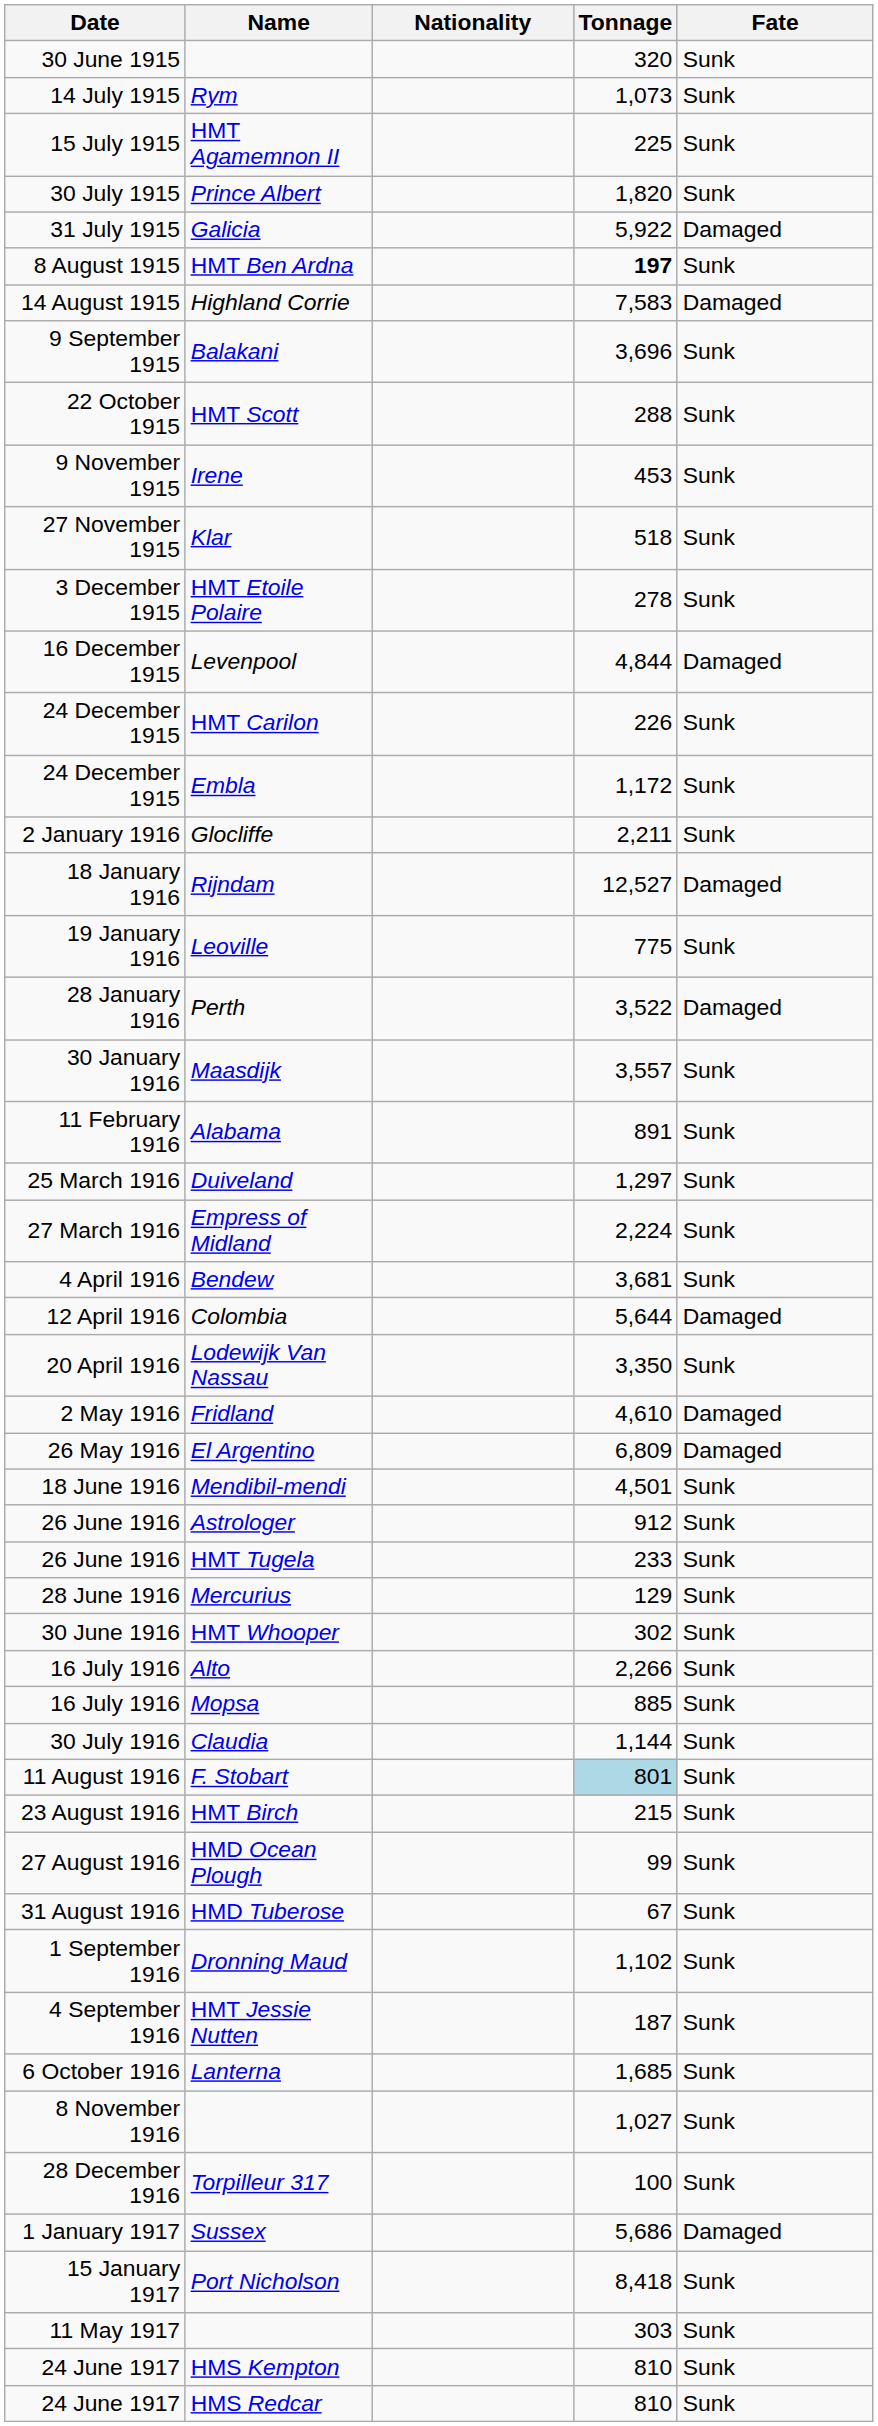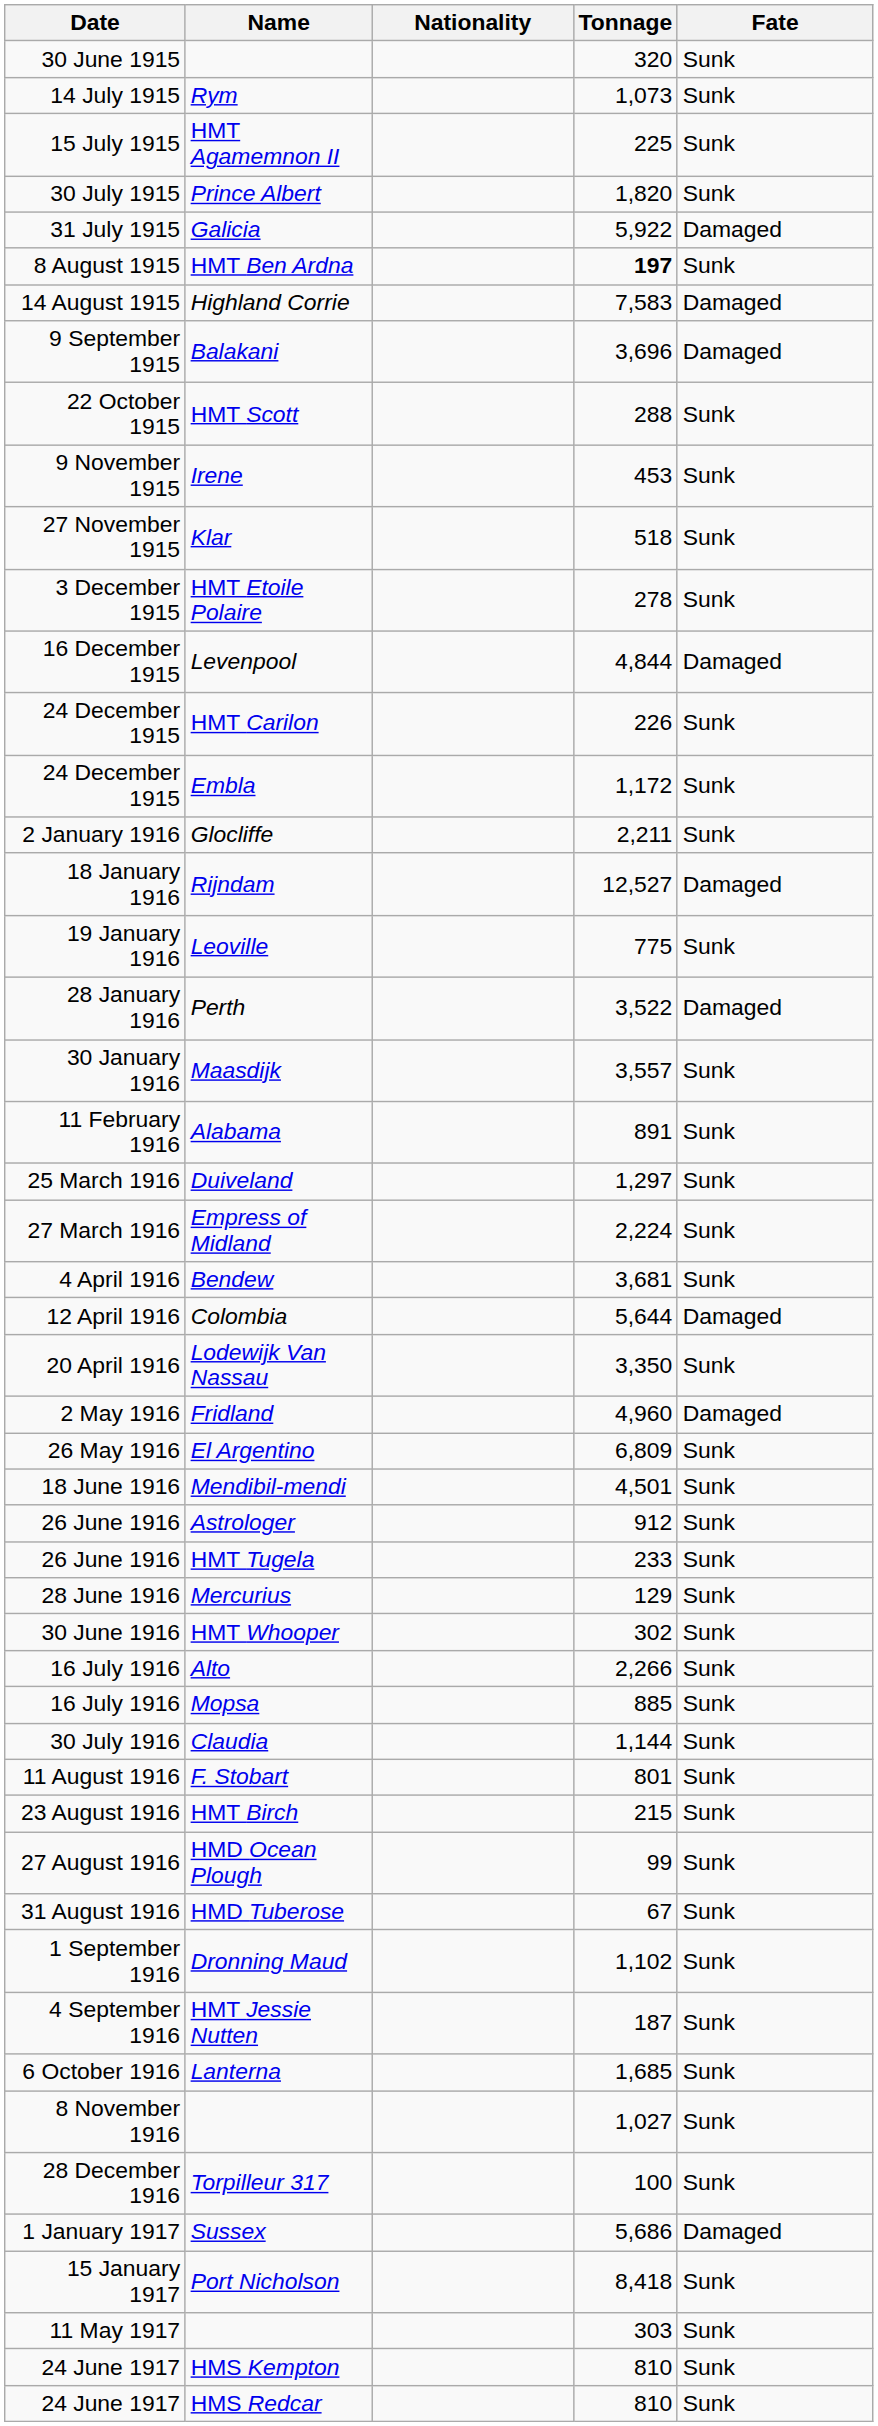(709, 351) Sunk -> (732, 351) Damaged
(644, 1414) 4,610 -> (644, 1414) 4,960
(732, 1450) Damaged -> (709, 1450) Sunk
(653, 1777) lightblue background -> (653, 1777) no background
